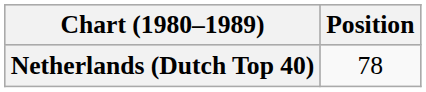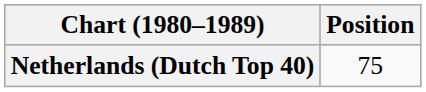(370, 65) 78 -> (370, 65) 75
